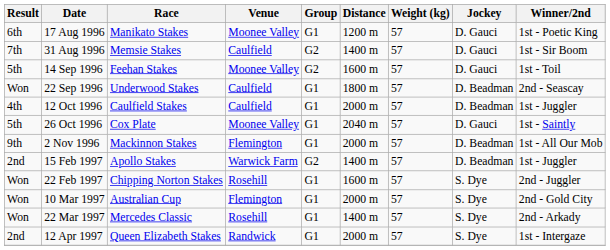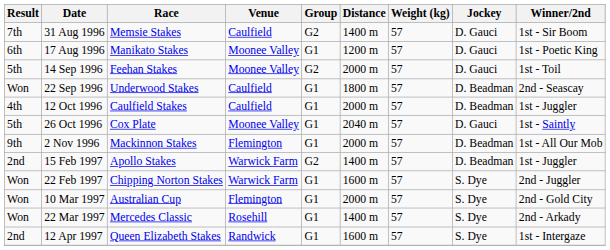rows swapped: (74, 32) <-> (74, 50)
(360, 69) 1600 m -> (360, 69) 2000 m
(248, 180) Rosehill -> (263, 180) Warwick Farm
(360, 236) 2000 m -> (360, 236) 1600 m
